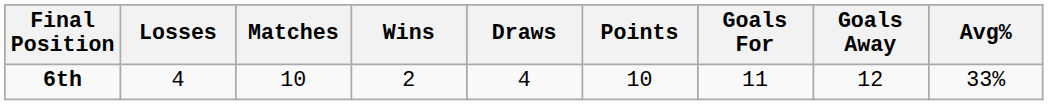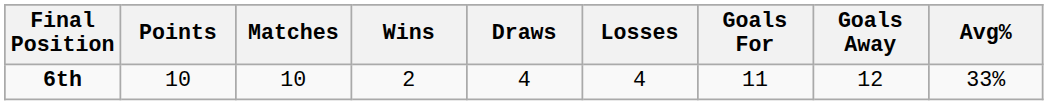columns swapped: (640, 35) <-> (178, 35)
